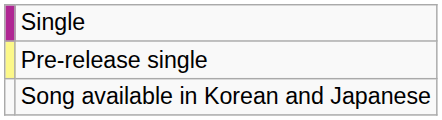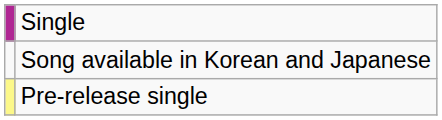rows swapped: (114, 59) <-> (226, 96)
